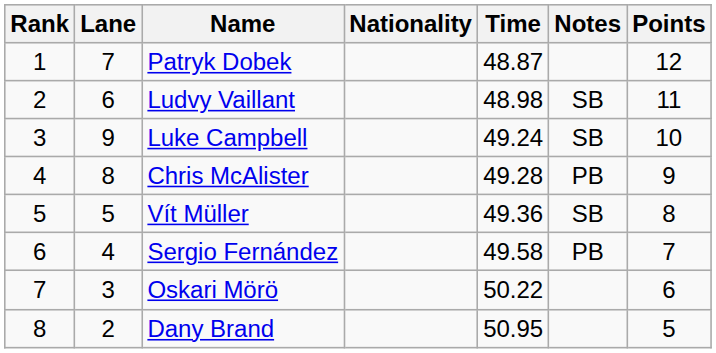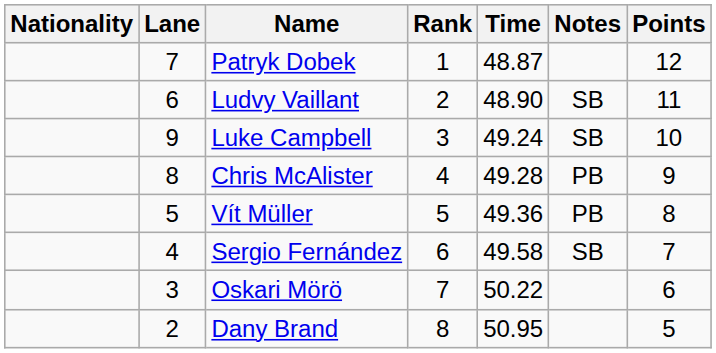columns swapped: (40, 24) <-> (411, 24)
(513, 100) 48.98 -> (513, 100) 48.90
(588, 214) SB -> (588, 214) PB
(588, 252) PB -> (588, 252) SB
